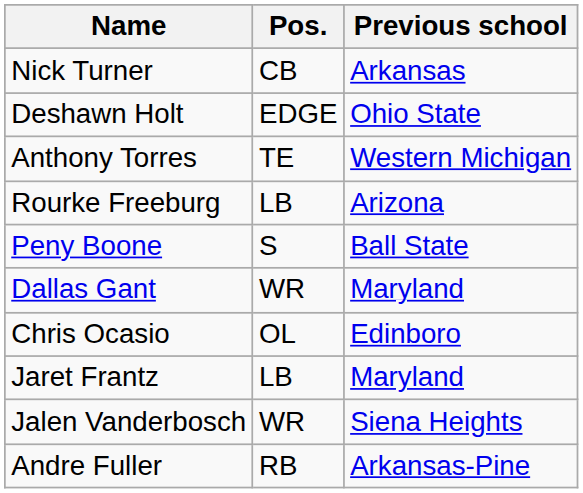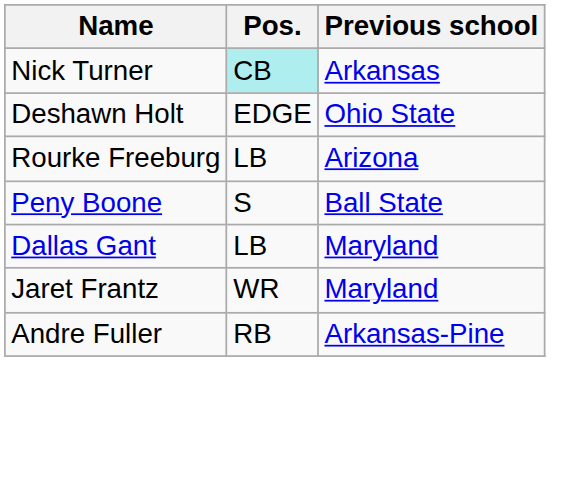(278, 70) no background -> (252, 70) paleturquoise background
- row: (104, 158)
(282, 289) WR -> (250, 245) LB
- row: (90, 333)
(276, 377) LB -> (256, 289) WR
- row: (129, 421)
